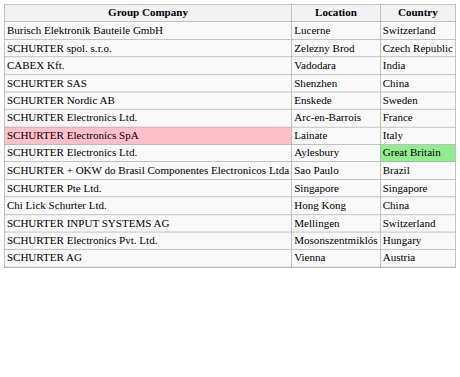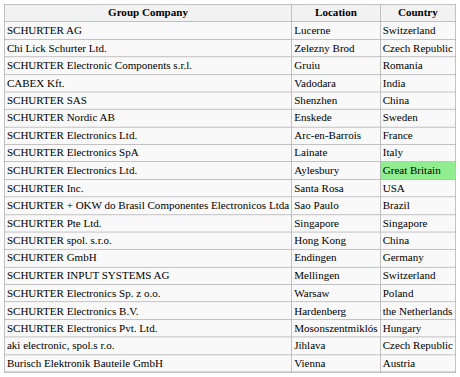(85, 30) Burisch Elektronik Bauteile GmbH -> (44, 30) SCHURTER AG
(59, 48) SCHURTER spol. s.r.o. -> (57, 48) Chi Lick Schurter Ltd.
+ row: (307, 65)
(73, 135) pink background -> (73, 153) no background
+ row: (319, 188)
(57, 205) Chi Lick Schurter Ltd. -> (59, 240) SCHURTER spol. s.r.o.
+ row: (315, 258)
+ row: (312, 293)
+ row: (320, 310)
+ row: (310, 345)
(44, 258) SCHURTER AG -> (85, 363) Burisch Elektronik Bauteile GmbH
